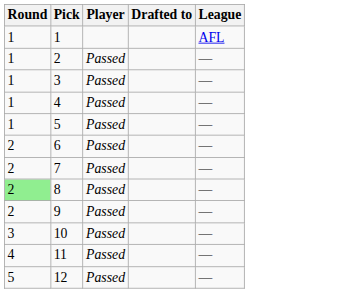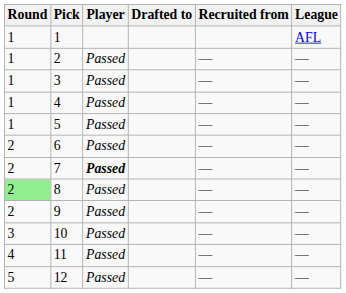+ column: (244, 15)
(106, 168) normal -> (106, 168) bold
